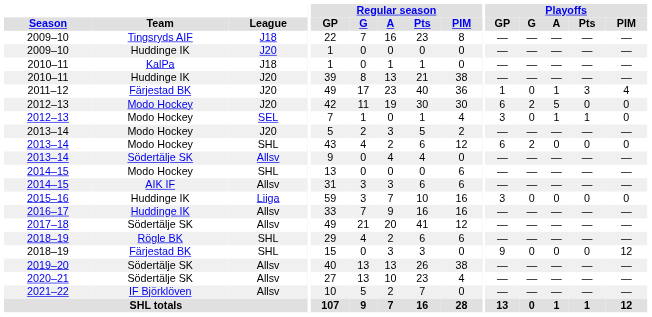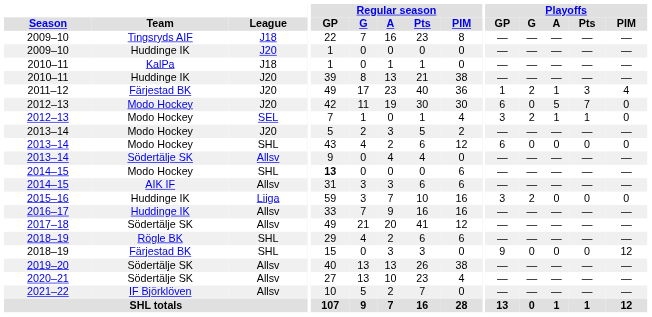(532, 91) 0 -> (532, 91) 2
(532, 104) 2 -> (532, 104) 0
(587, 104) 0 -> (587, 104) 7
(532, 118) 0 -> (532, 118) 2
(532, 144) 2 -> (532, 144) 0
(330, 171) normal -> (330, 171) bold
(532, 198) 0 -> (532, 198) 2
